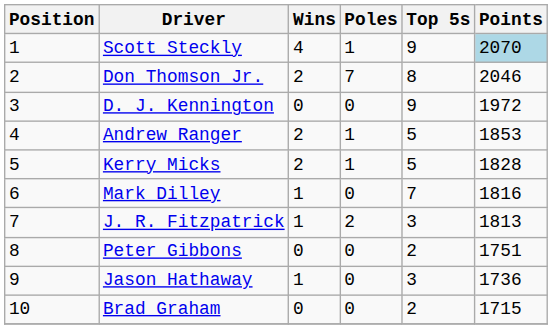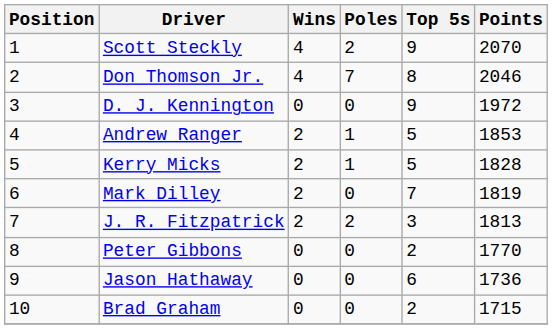(350, 48) 1 -> (350, 48) 2
(500, 48) lightblue background -> (500, 48) no background
(298, 77) 2 -> (298, 77) 4
(298, 193) 1 -> (298, 193) 2
(500, 193) 1816 -> (500, 193) 1819
(298, 222) 1 -> (298, 222) 2
(500, 251) 1751 -> (500, 251) 1770
(298, 280) 1 -> (298, 280) 0
(412, 280) 3 -> (412, 280) 6
